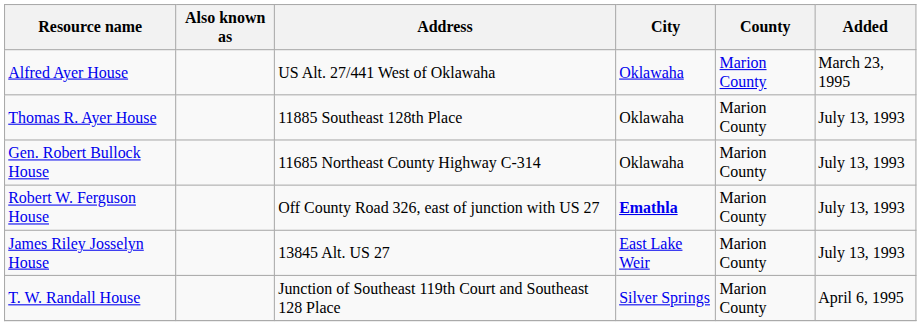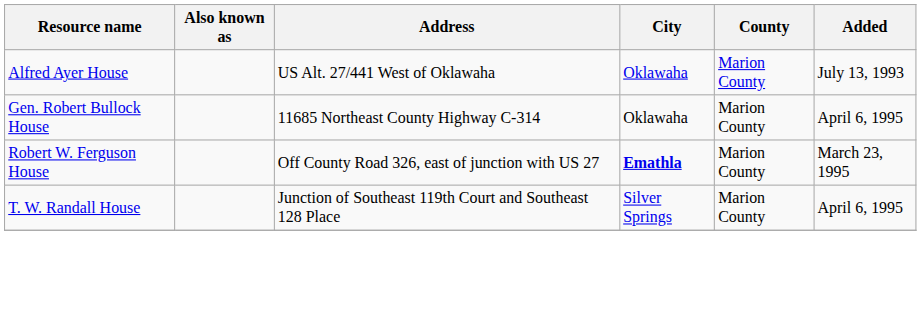(851, 72) March 23, 1995 -> (861, 72) July 13, 1993
- row: (82, 117)
(862, 162) July 13, 1993 -> (860, 117) April 6, 1995
(862, 208) July 13, 1993 -> (850, 162) March 23, 1995
- row: (76, 253)
